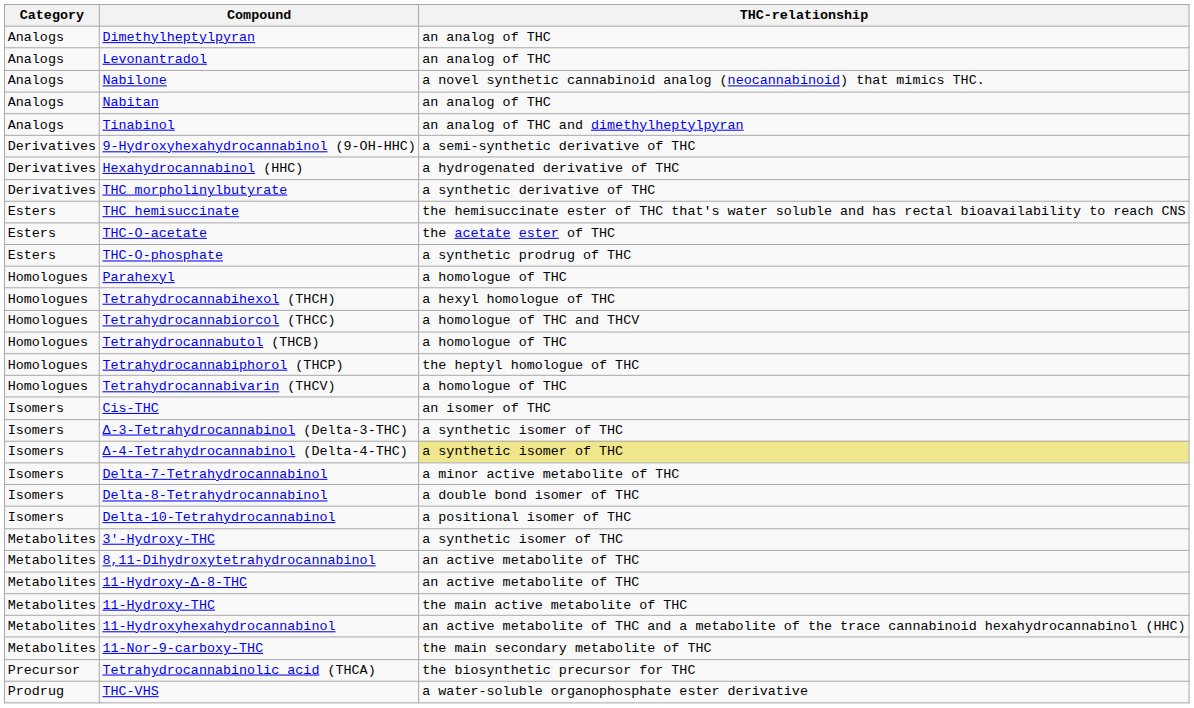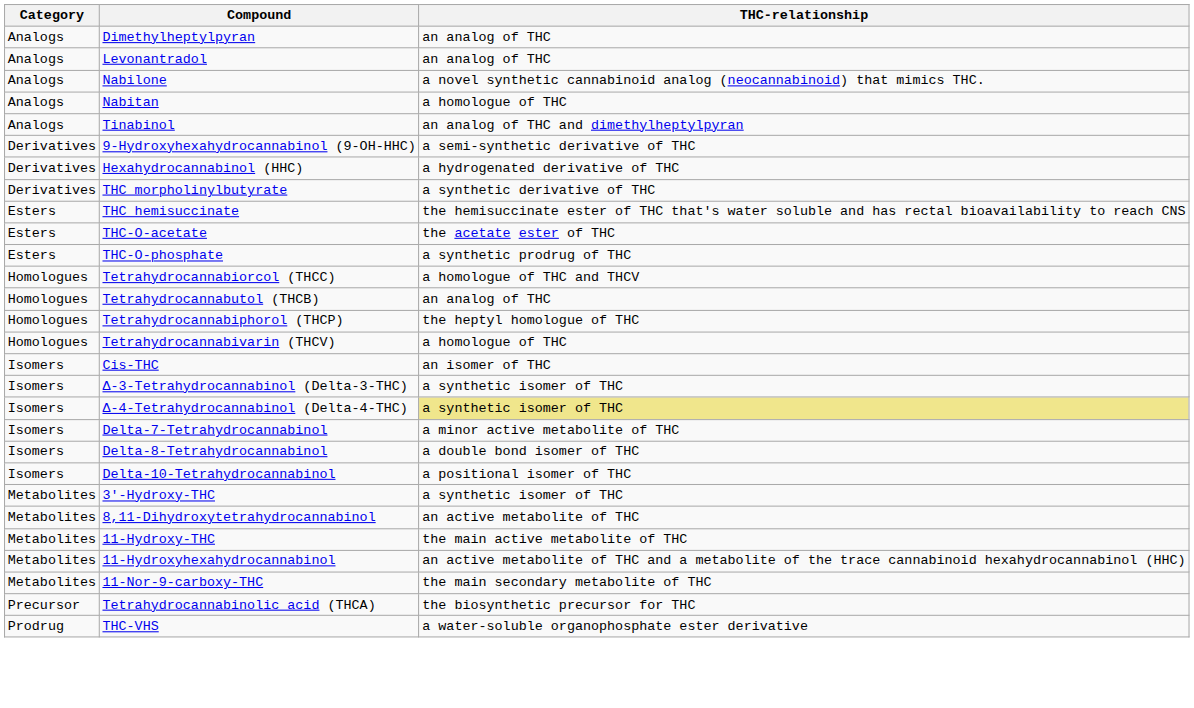(487, 103) an analog of THC -> (495, 103) a homologue of THC
- row: (139, 277)
- row: (219, 299)
(495, 343) a homologue of THC -> (487, 299) an analog of THC
- row: (175, 583)
